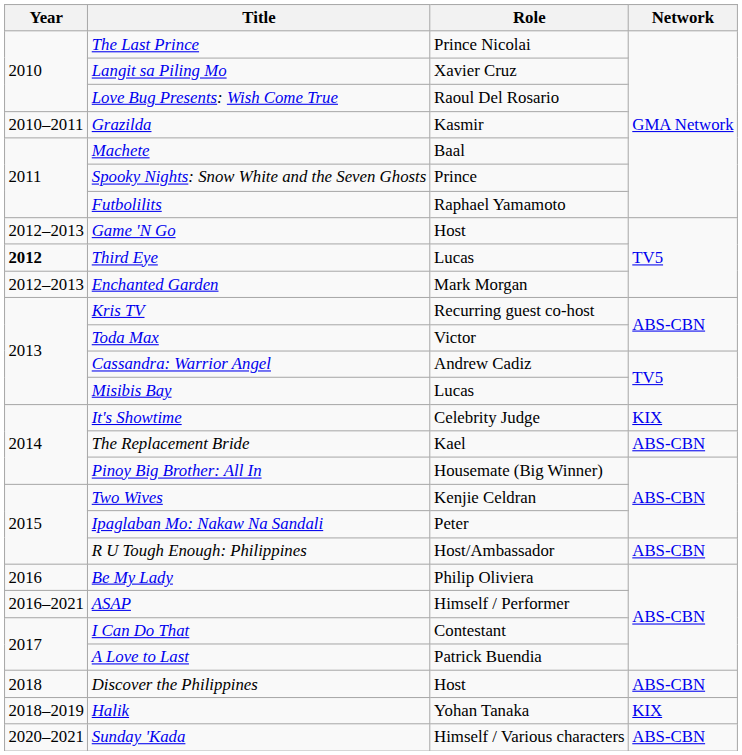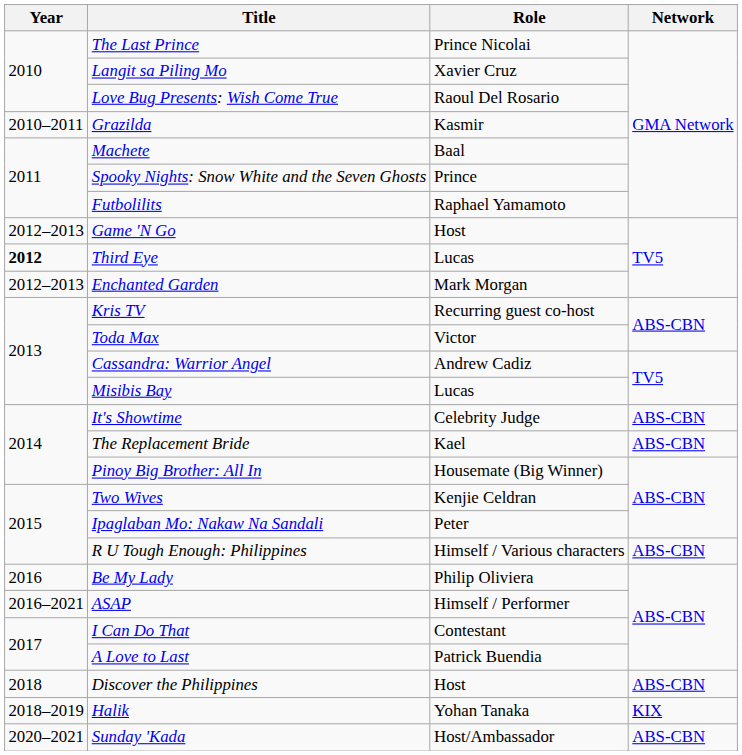(647, 417) KIX -> (669, 417) ABS-CBN
(494, 550) Host/Ambassador -> (529, 550) Himself / Various characters
(529, 737) Himself / Various characters -> (494, 737) Host/Ambassador
